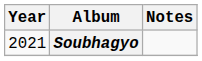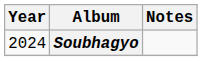(27, 43) 2021 -> (27, 43) 2024
